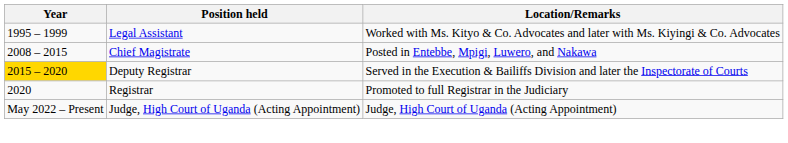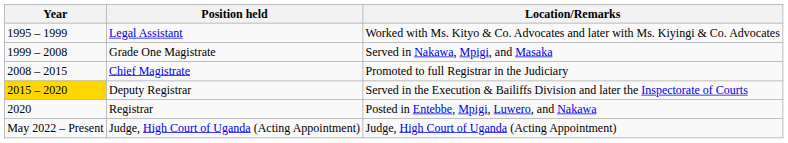+ row: (162, 52)
(481, 52) Posted in Entebbe, Mpigi, Luwero, and Nakawa -> (467, 71) Promoted to full Registrar in the Judiciary
(467, 90) Promoted to full Registrar in the Judiciary -> (481, 109) Posted in Entebbe, Mpigi, Luwero, and Nakawa
